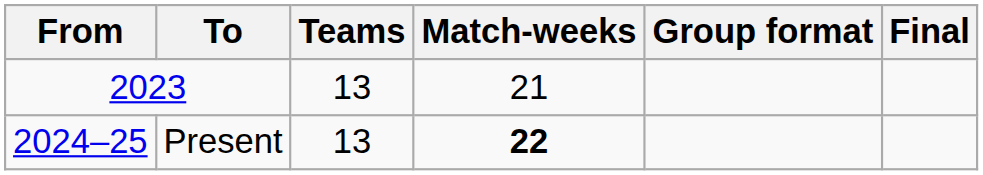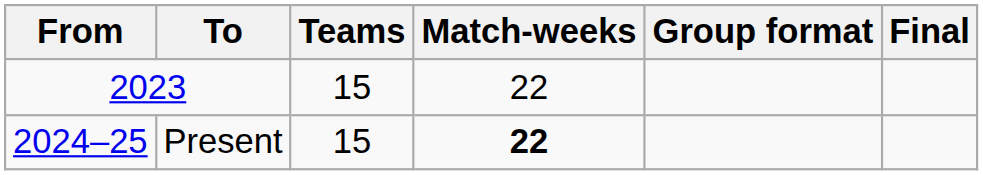(352, 86) 13 -> (352, 86) 15
(529, 86) 21 -> (529, 86) 22
(352, 141) 13 -> (352, 141) 15
